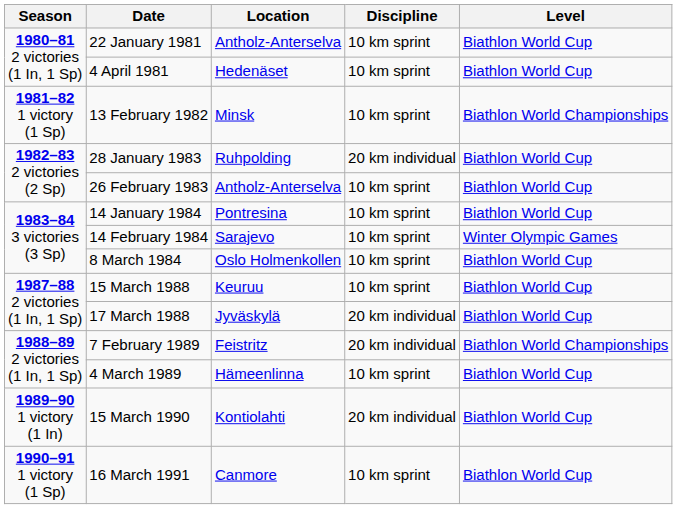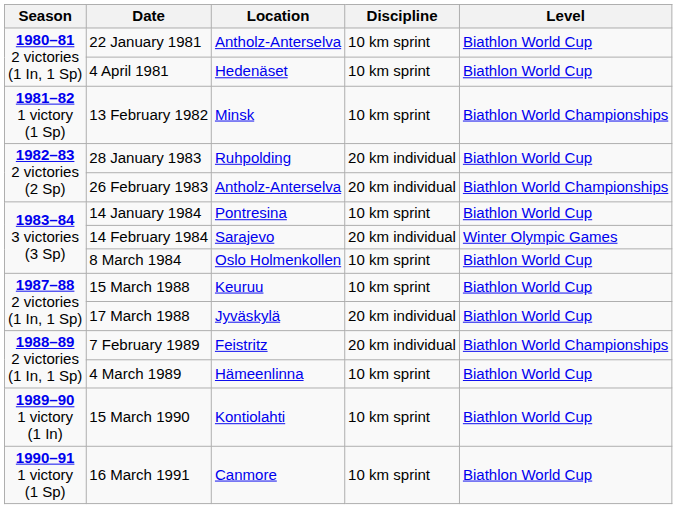(389, 187) 10 km sprint -> (402, 187) 20 km individual
(528, 187) Biathlon World Cup -> (566, 187) Biathlon World Championships
(389, 237) 10 km sprint -> (402, 237) 20 km individual
(402, 417) 20 km individual -> (389, 417) 10 km sprint
